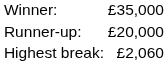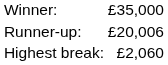(136, 31) £20,000 -> (136, 31) £20,006
